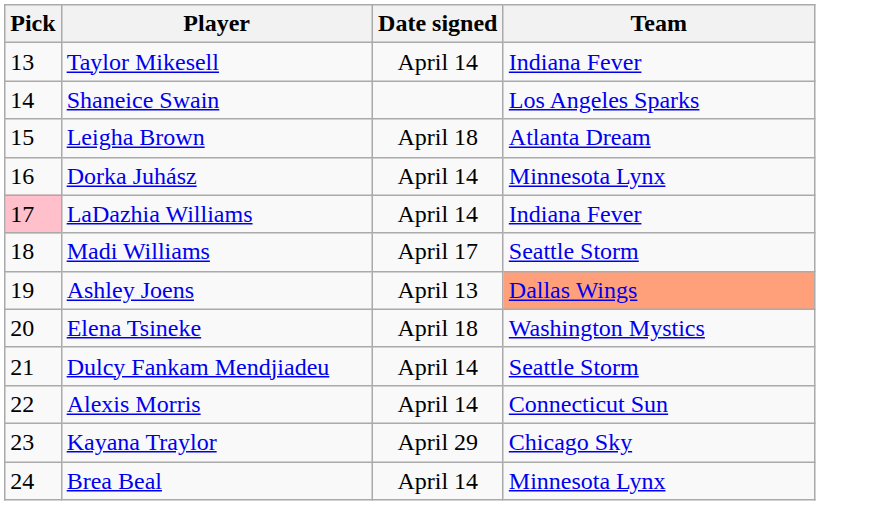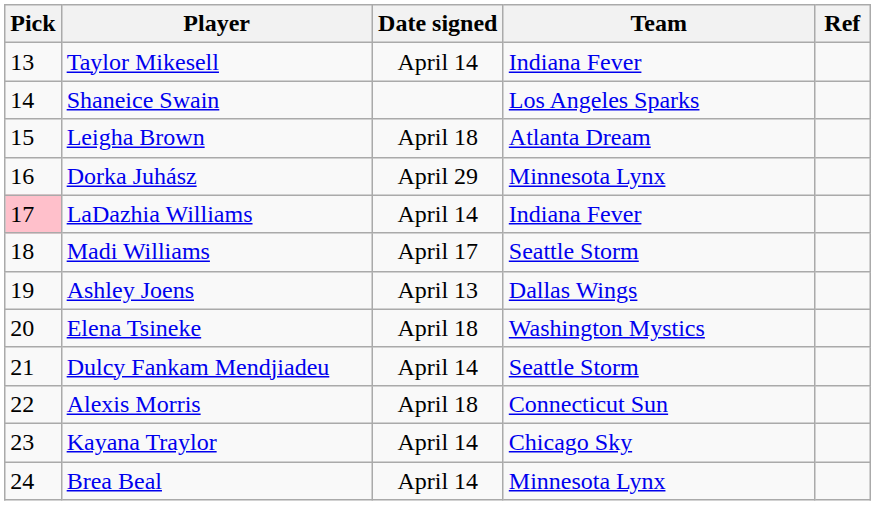+ column: (842, 23)
(438, 175) April 14 -> (438, 175) April 29
(573, 289) lightsalmon background -> (573, 289) no background
(438, 404) April 14 -> (438, 404) April 18
(438, 442) April 29 -> (438, 442) April 14
